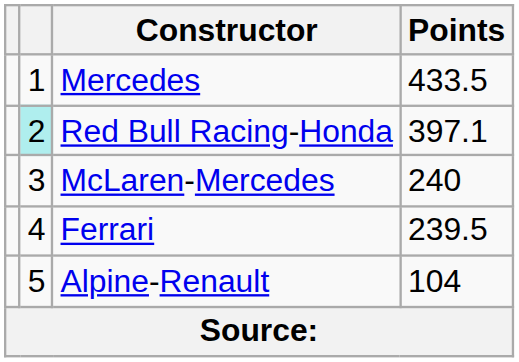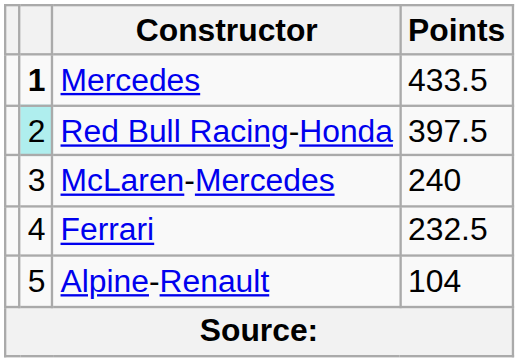(37, 80) normal -> (37, 80) bold
(448, 130) 397.1 -> (448, 130) 397.5
(448, 231) 239.5 -> (448, 231) 232.5
